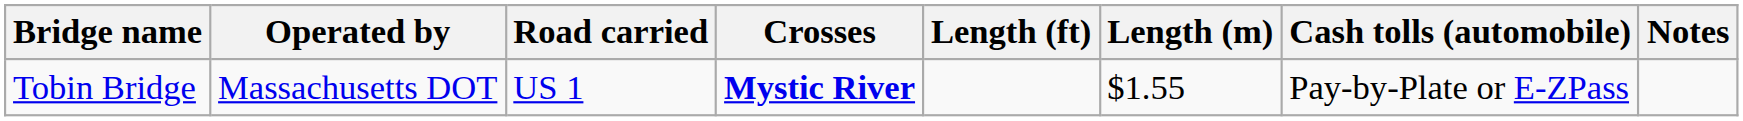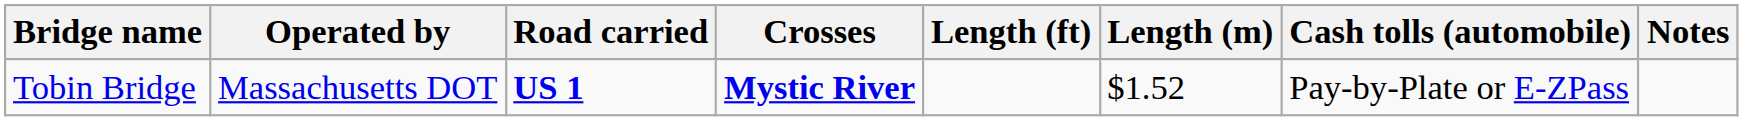(548, 86) normal -> (548, 86) bold
(1146, 86) $1.55 -> (1146, 86) $1.52
